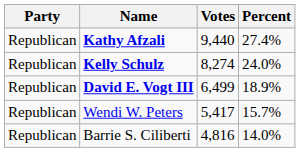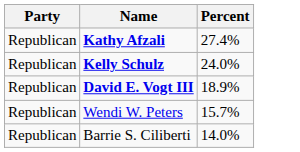- column: (218, 16)
